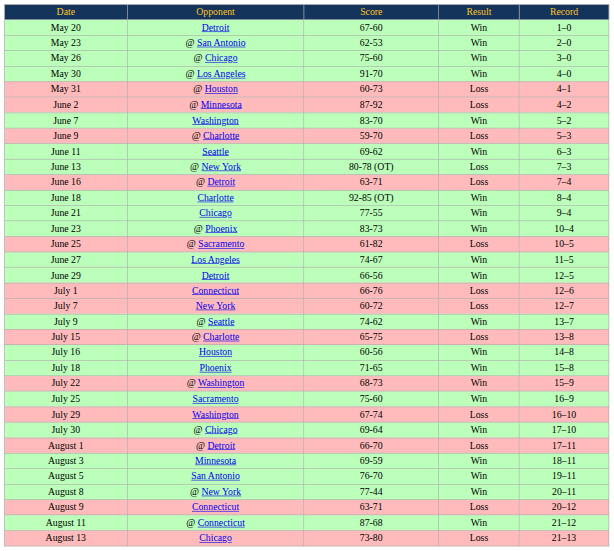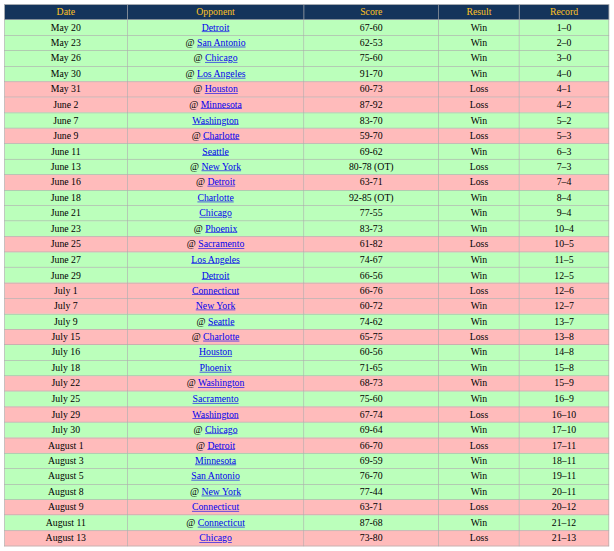(479, 306) Loss -> (479, 306) Win
